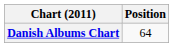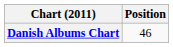(145, 33) 64 -> (145, 33) 46
